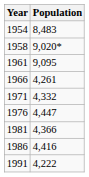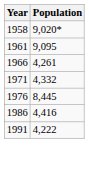- row: (17, 29)
(45, 113) 4,447 -> (45, 96) 8,445
- row: (17, 130)
